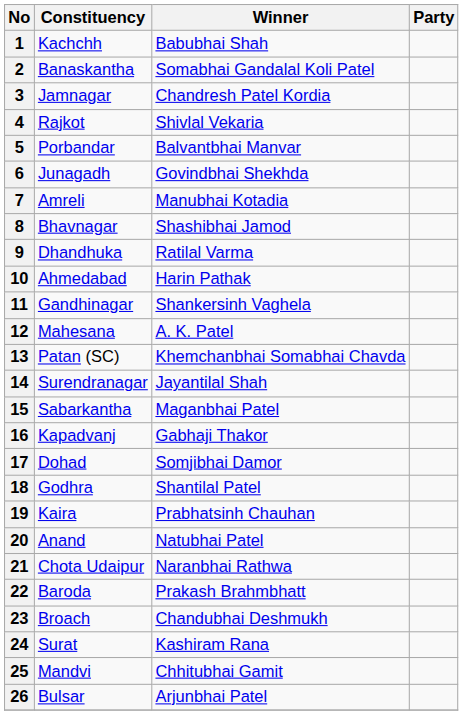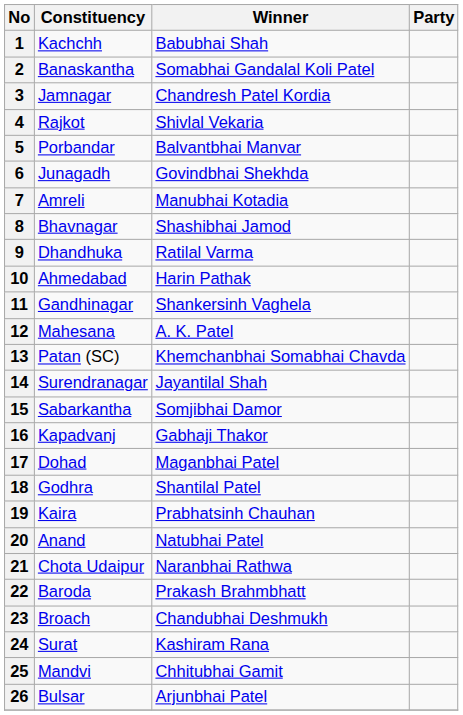(217, 409) Maganbhai Patel -> (219, 409) Somjibhai Damor
(219, 461) Somjibhai Damor -> (217, 461) Maganbhai Patel
